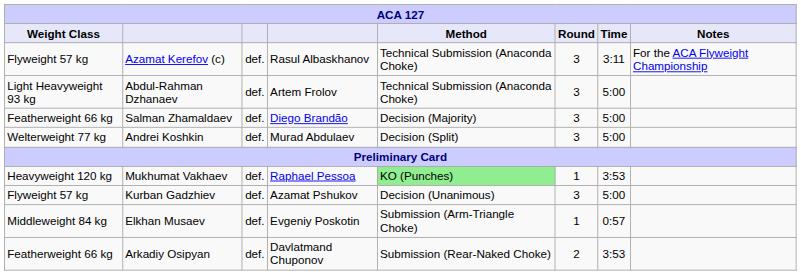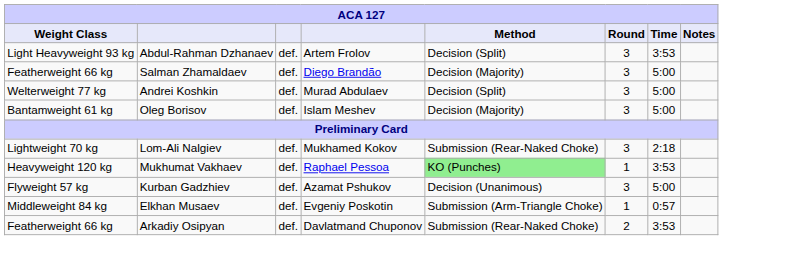- row: (175, 59)
(466, 92) Technical Submission (Anaconda Choke) -> (467, 52) Decision (Split)
(614, 92) 5:00 -> (664, 52) 3:53
+ row: (173, 110)
+ row: (180, 148)
